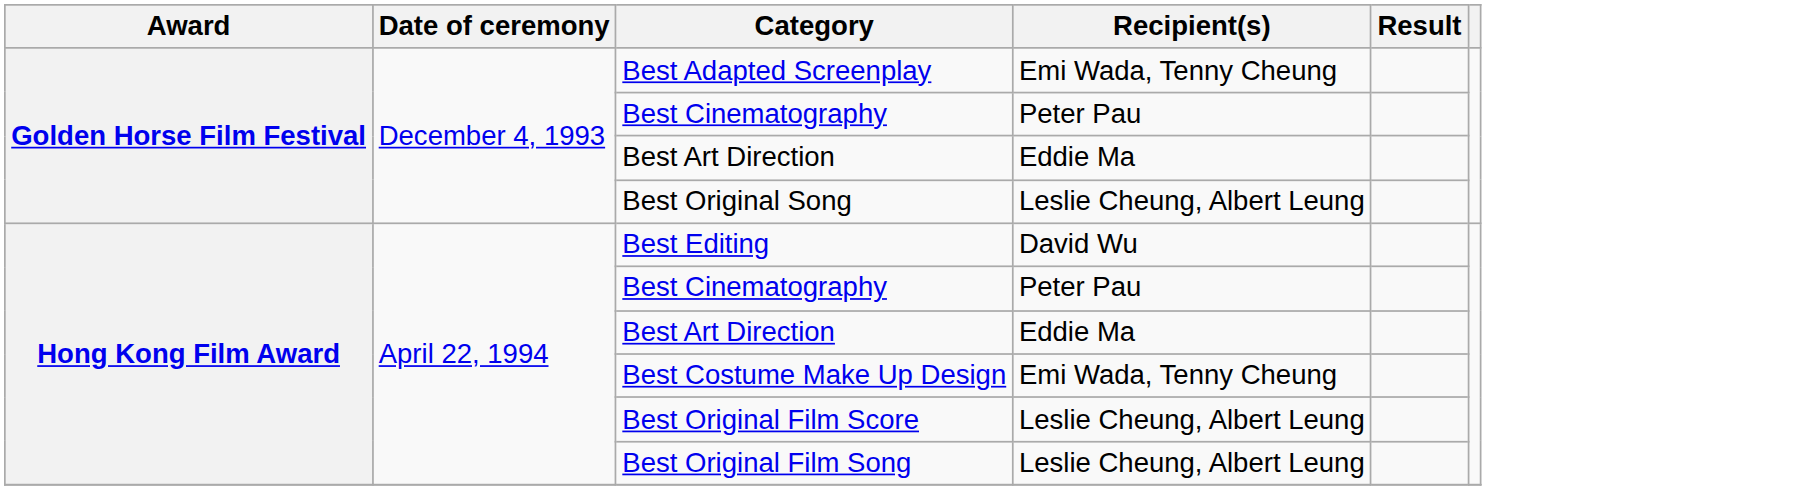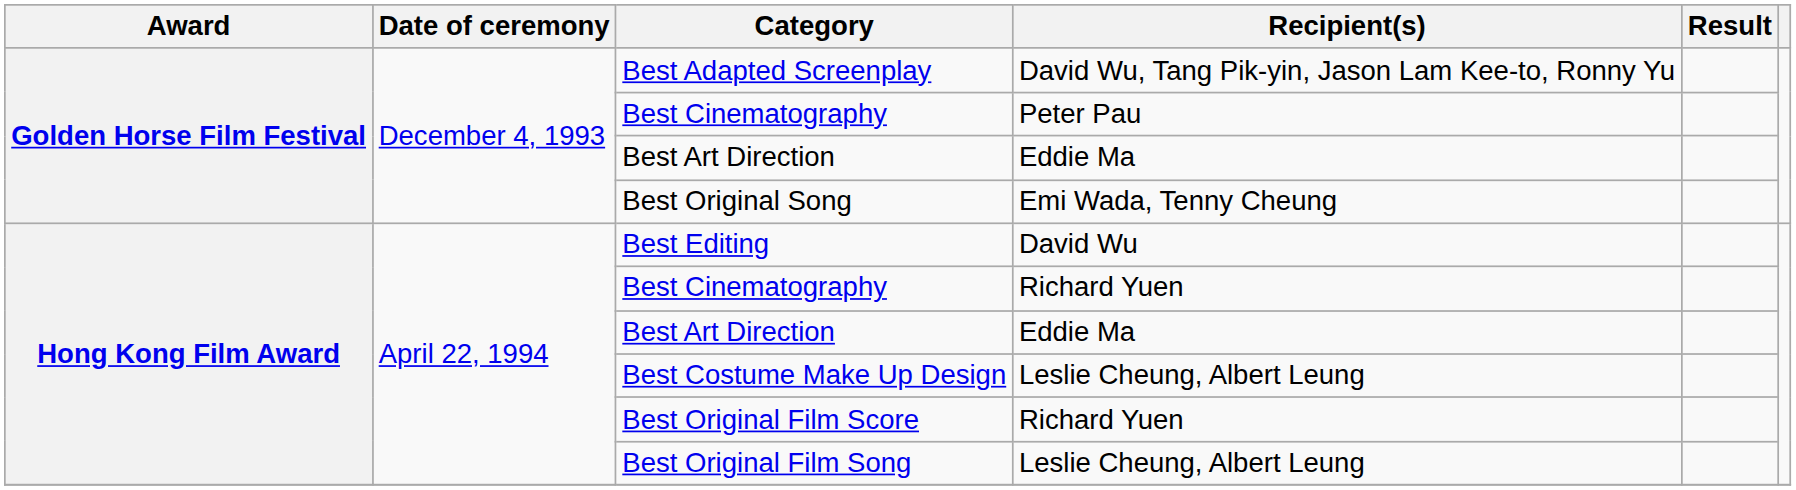(1178, 69) Emi Wada, Tenny Cheung -> (1347, 69) David Wu, Tang Pik-yin, Jason Lam Kee-to, Ronny Yu
(1192, 200) Leslie Cheung, Albert Leung -> (1178, 200) Emi Wada, Tenny Cheung
(1080, 288) Peter Pau -> (1101, 288) Richard Yuen
(1178, 375) Emi Wada, Tenny Cheung -> (1192, 375) Leslie Cheung, Albert Leung
(1192, 419) Leslie Cheung, Albert Leung -> (1101, 419) Richard Yuen
